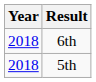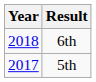(23, 65) 2018 -> (23, 65) 2017
